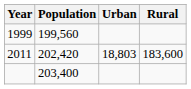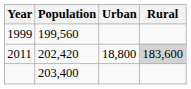(119, 53) 18,803 -> (119, 53) 18,800
(163, 53) no background -> (163, 53) lightgrey background
